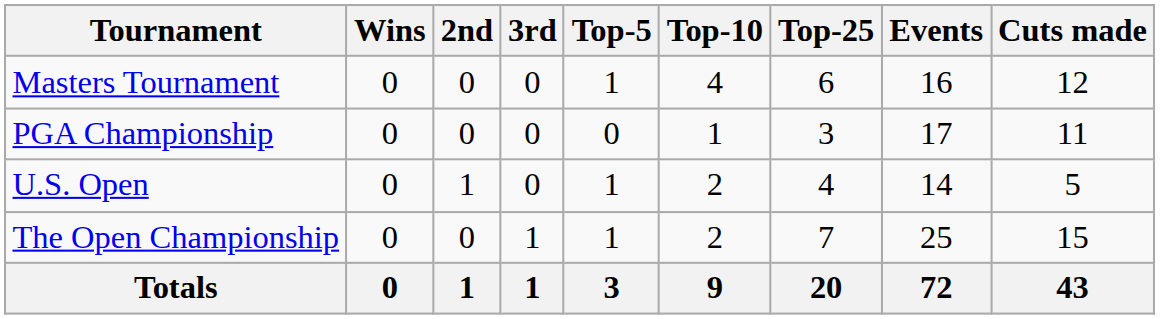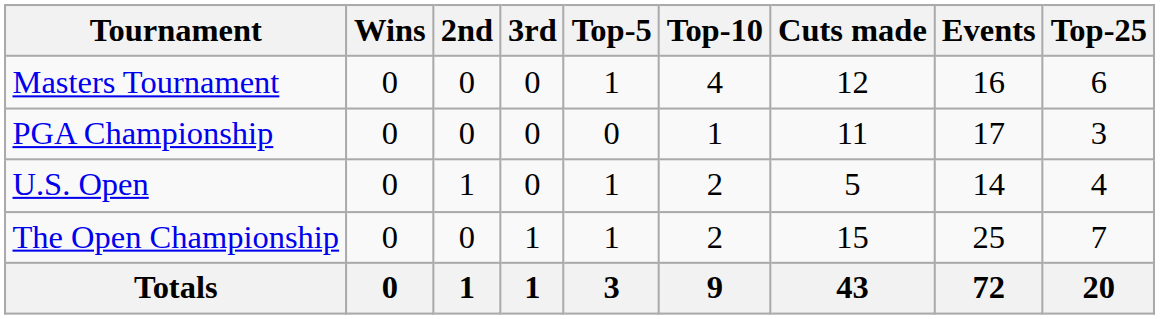columns swapped: (826, 30) <-> (1073, 30)
